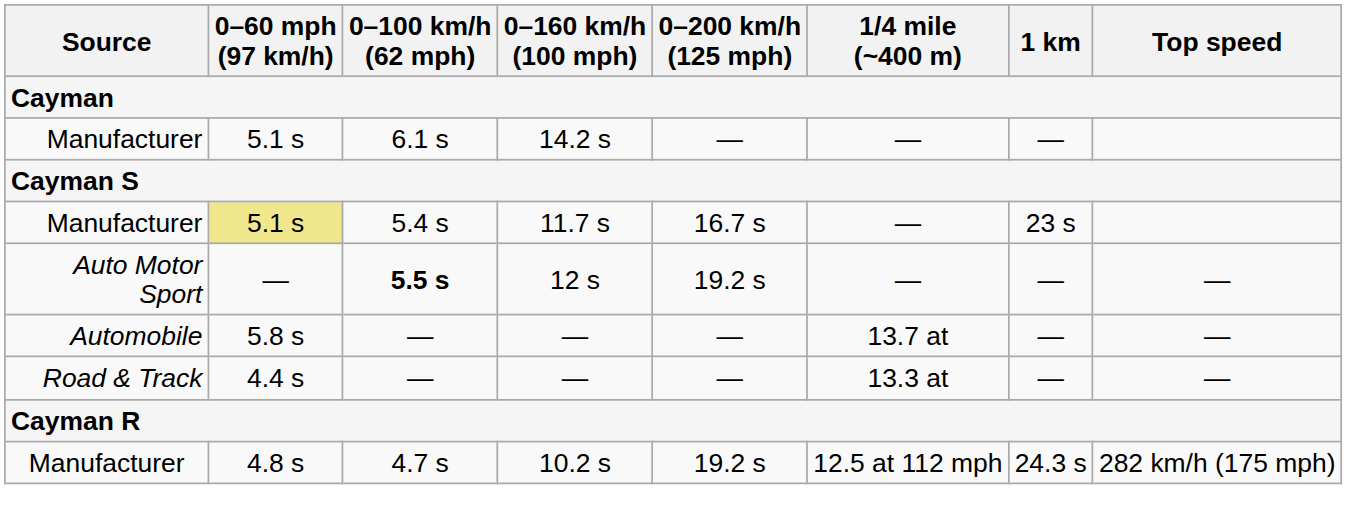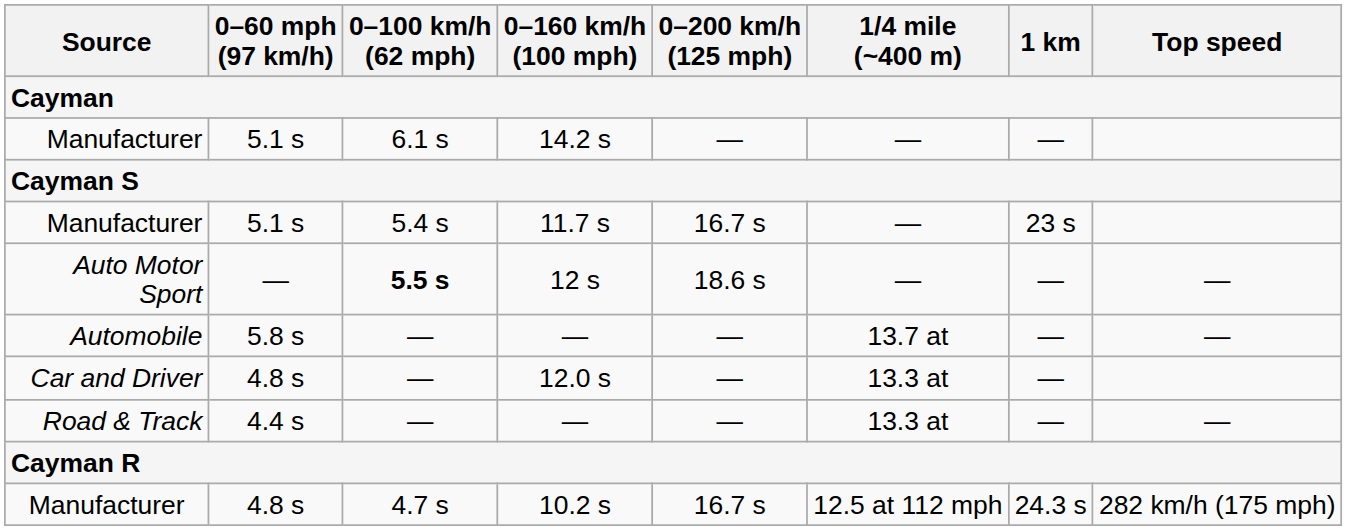(276, 223) khaki background -> (276, 223) no background
(730, 280) 19.2 s -> (730, 280) 18.6 s
+ row: (117, 378)
(730, 462) 19.2 s -> (730, 504) 16.7 s
